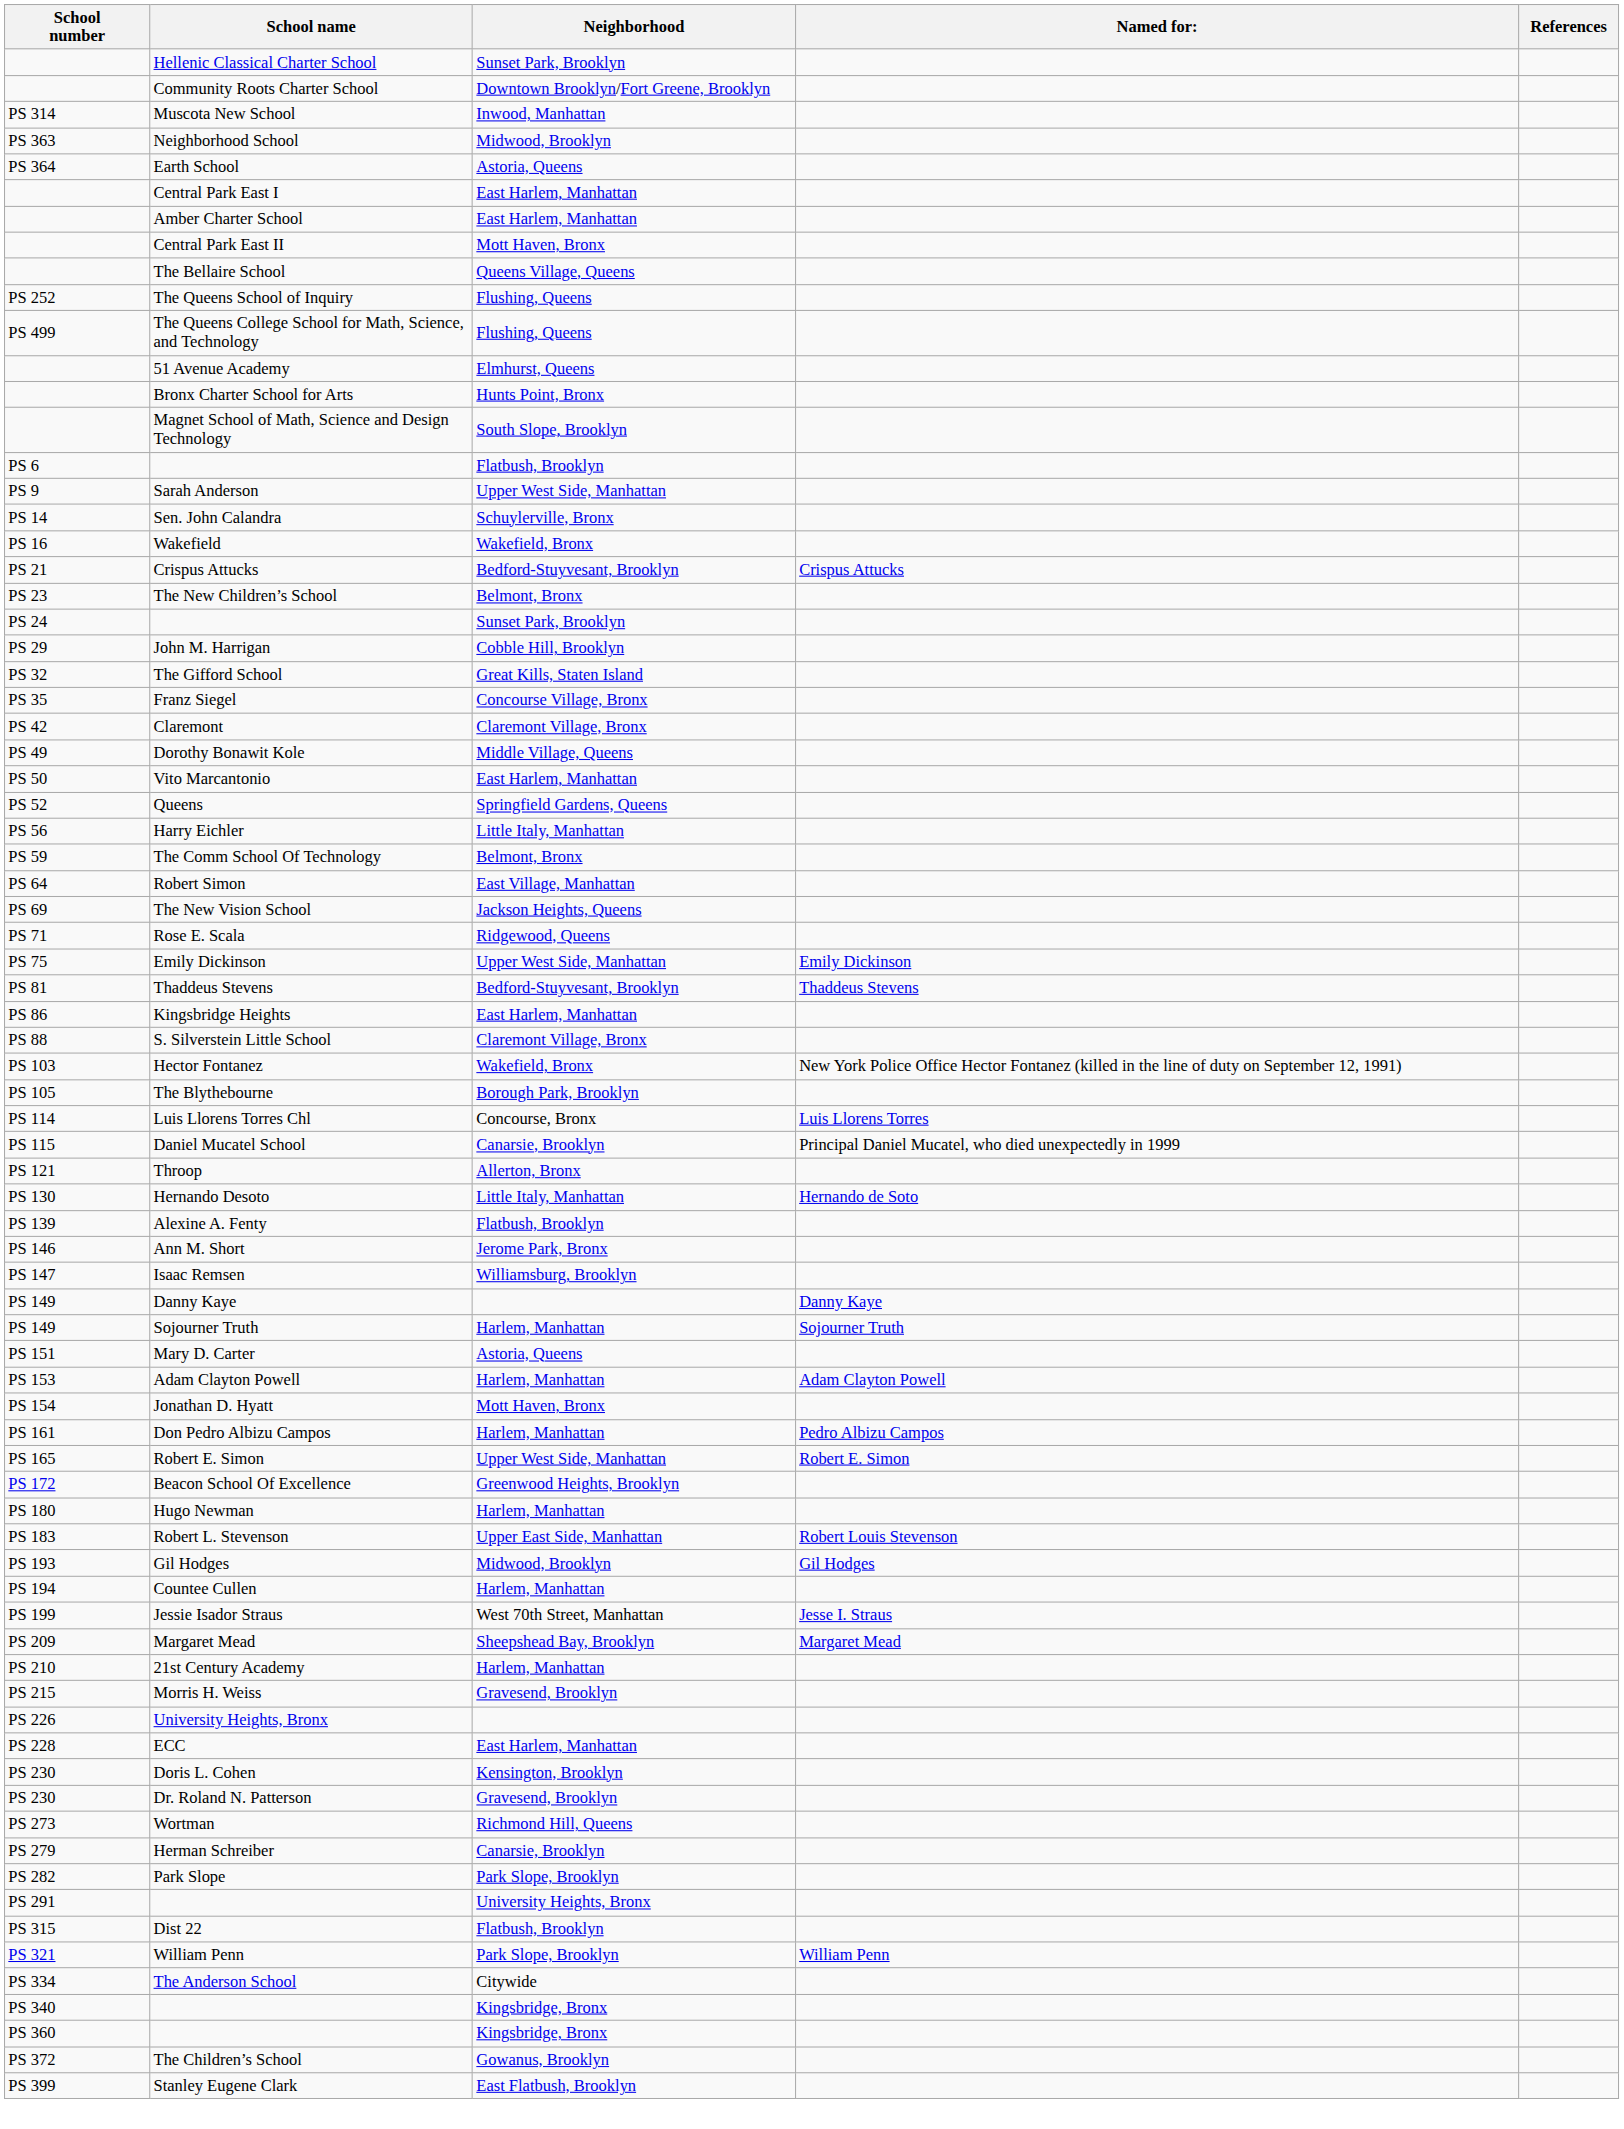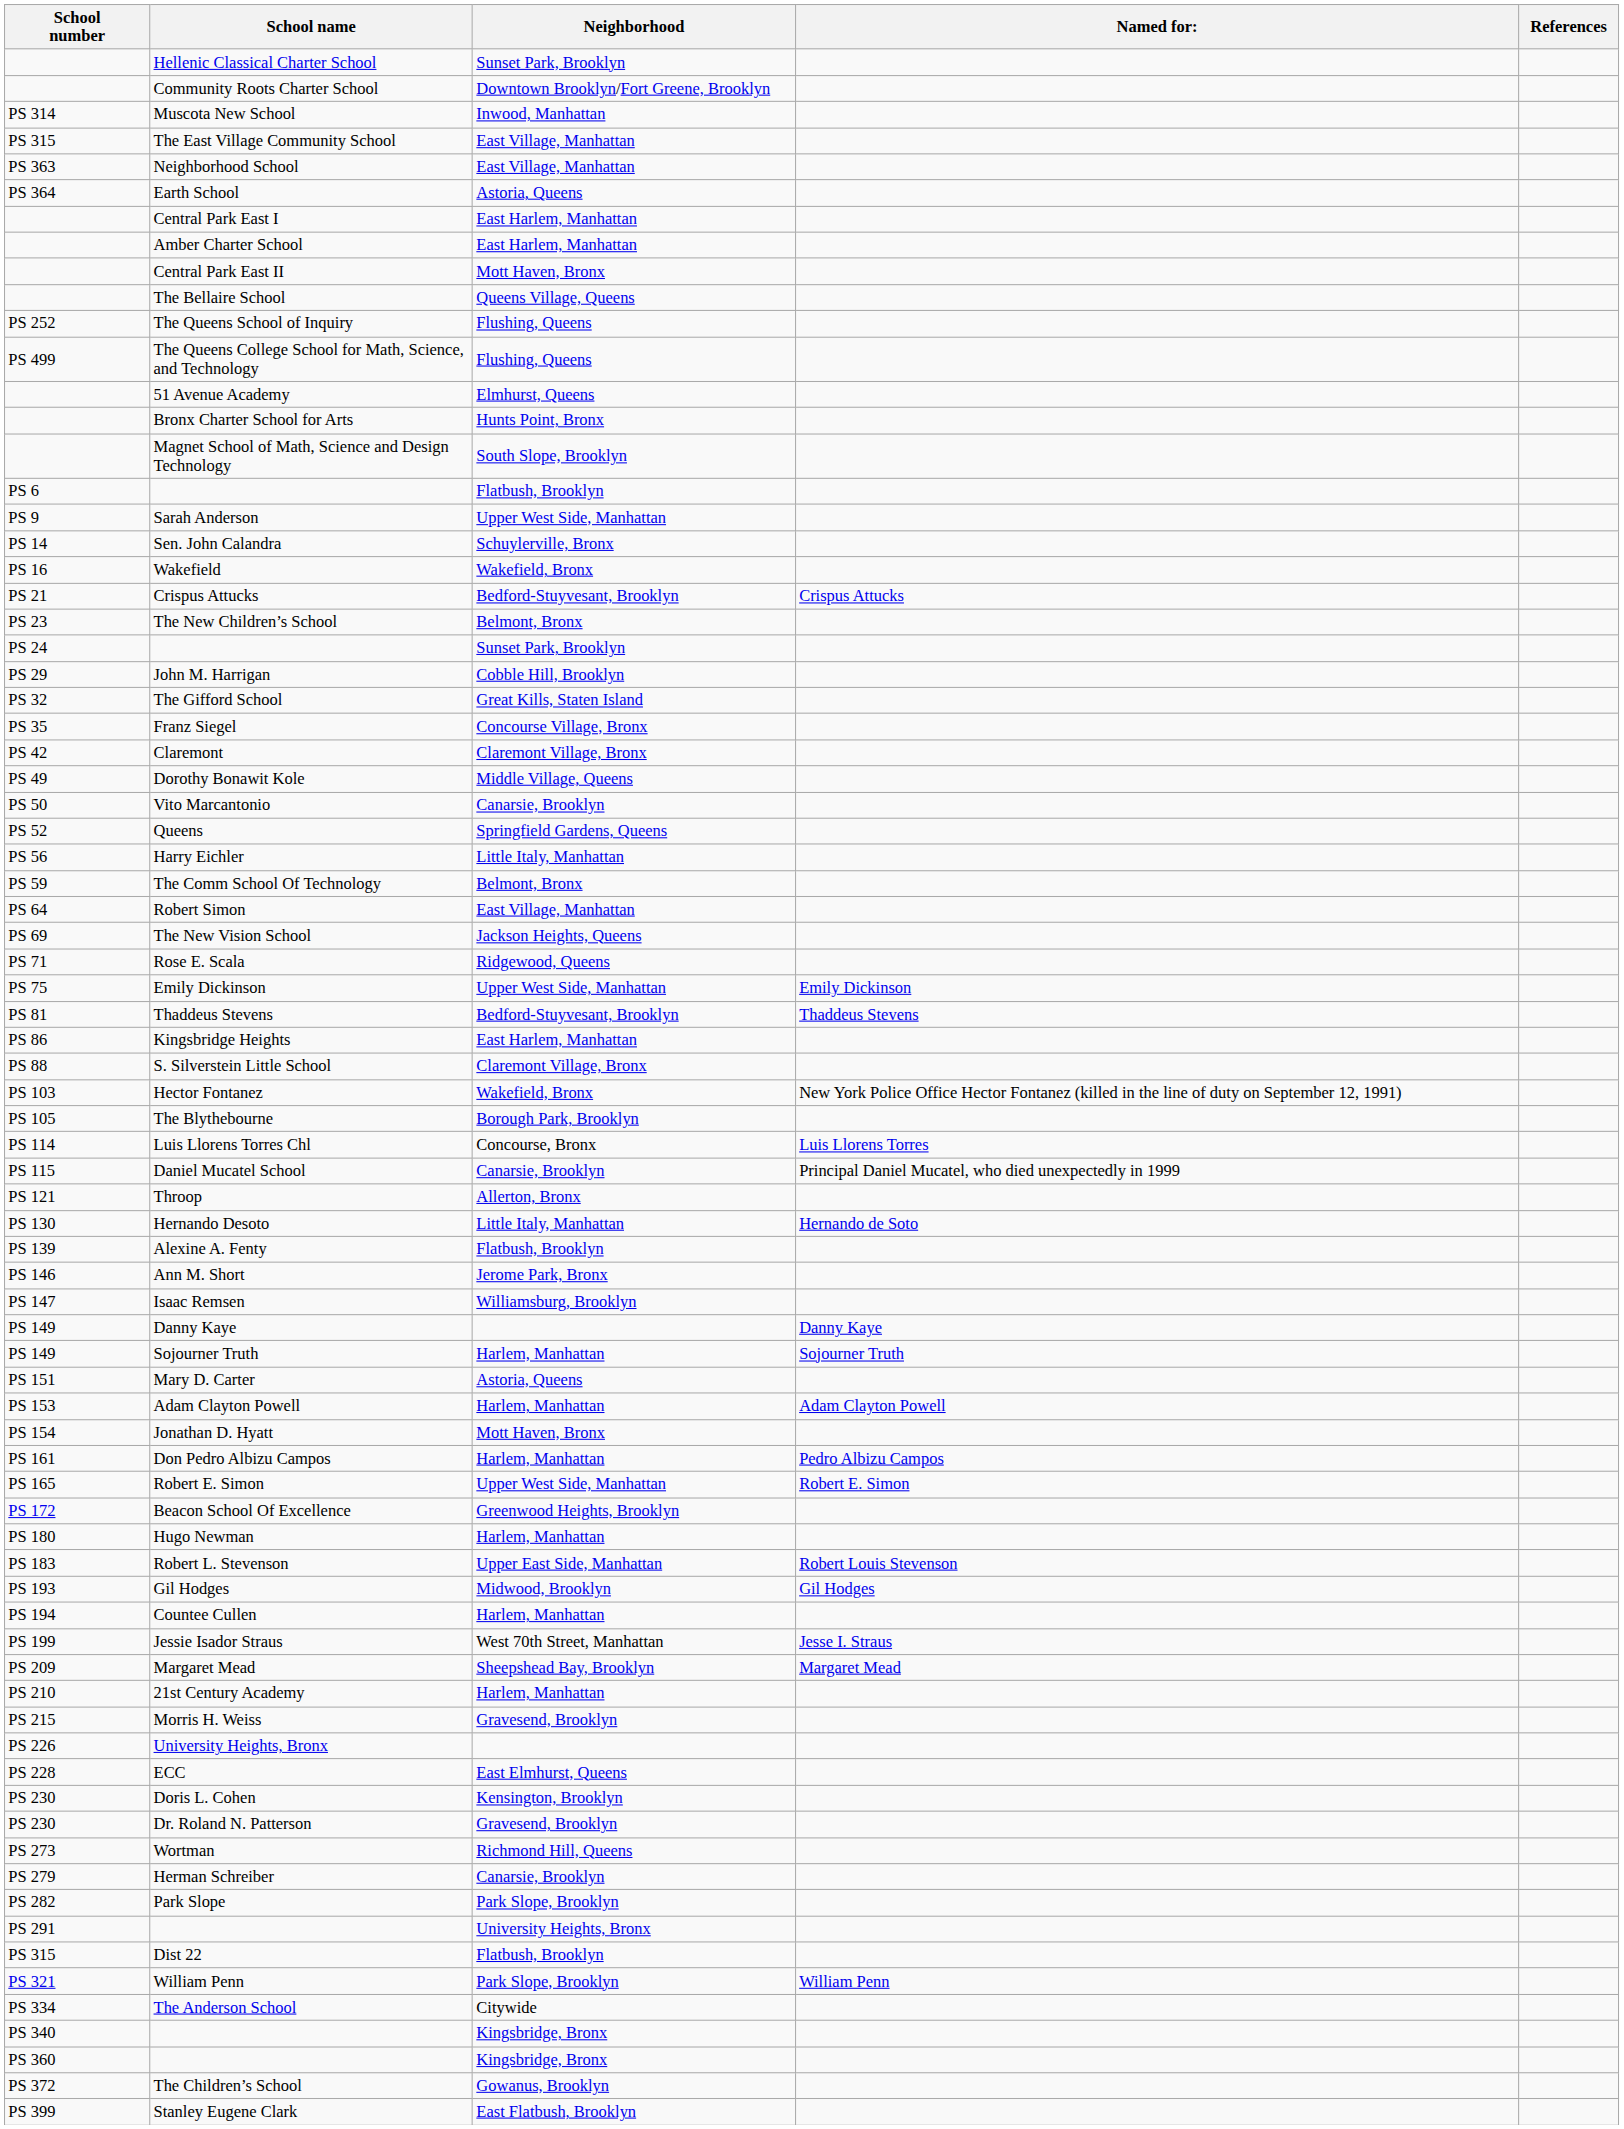+ row: (32, 140)
(544, 140) Midwood, Brooklyn -> (556, 166) East Village, Manhattan
(557, 778) East Harlem, Manhattan -> (540, 805) Canarsie, Brooklyn
(557, 1745) East Harlem, Manhattan -> (552, 1772) East Elmhurst, Queens
